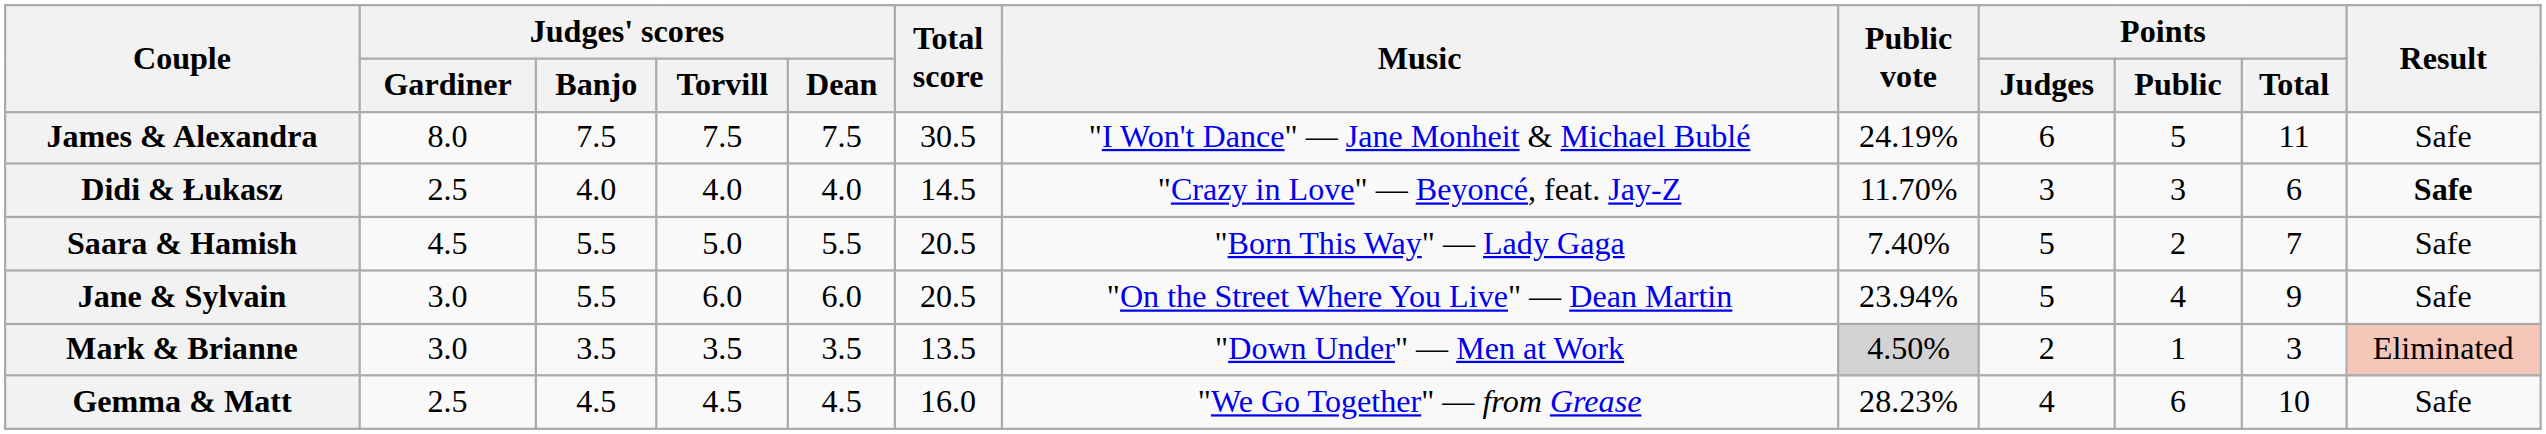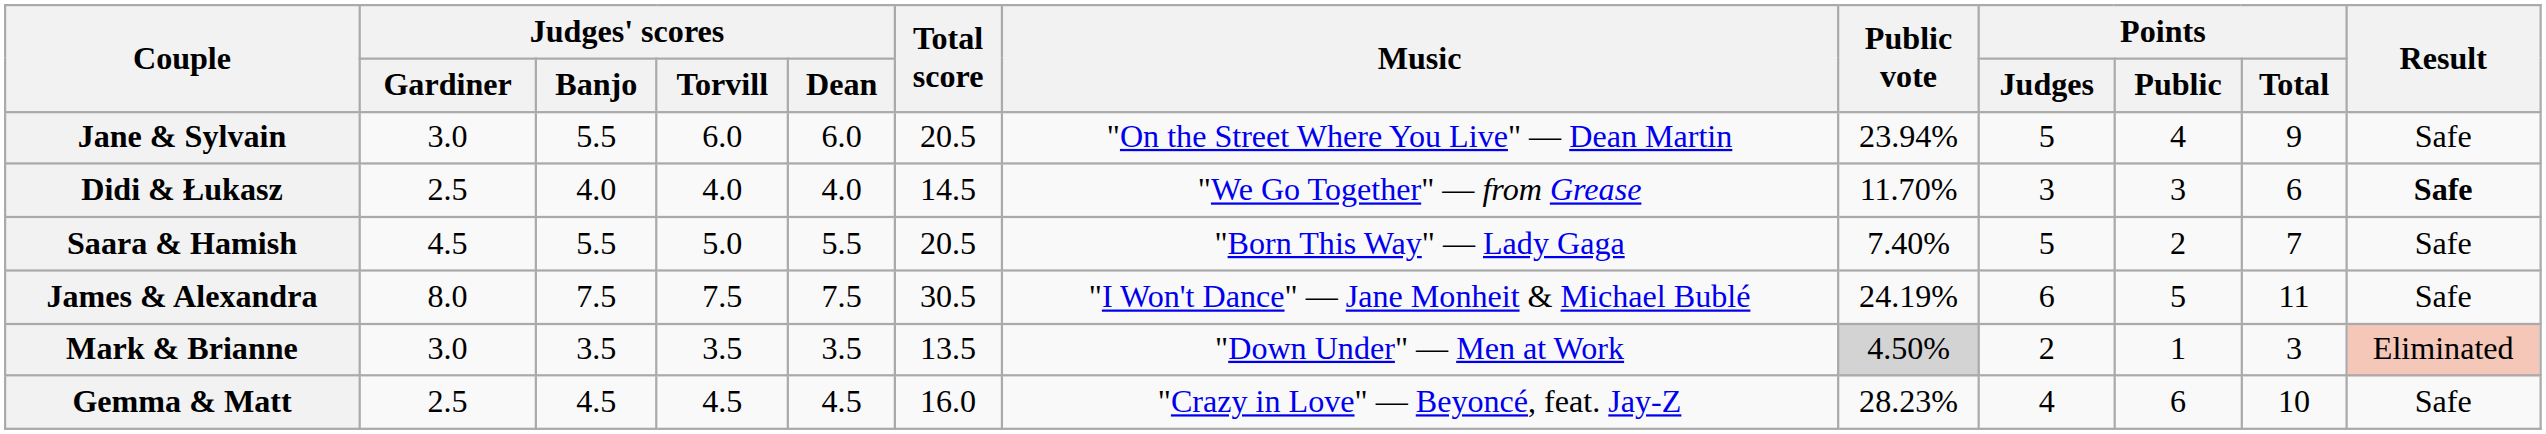rows swapped: (182, 296) <-> (182, 137)
(1420, 190) "Crazy in Love" — Beyoncé, feat. Jay-Z -> (1420, 190) "We Go Together" — from Grease
(1420, 402) "We Go Together" — from Grease -> (1420, 402) "Crazy in Love" — Beyoncé, feat. Jay-Z
